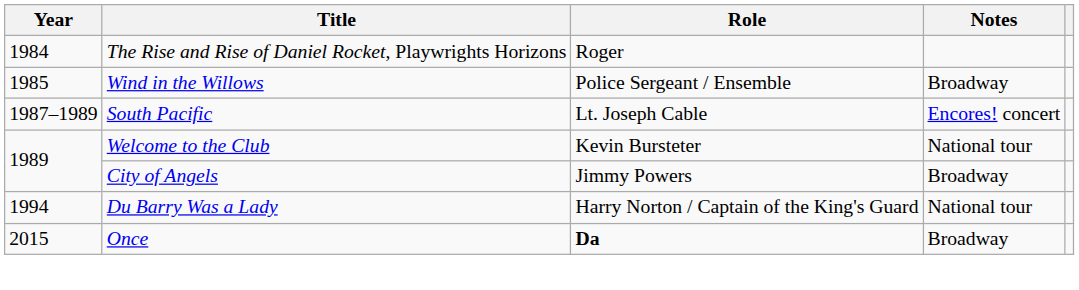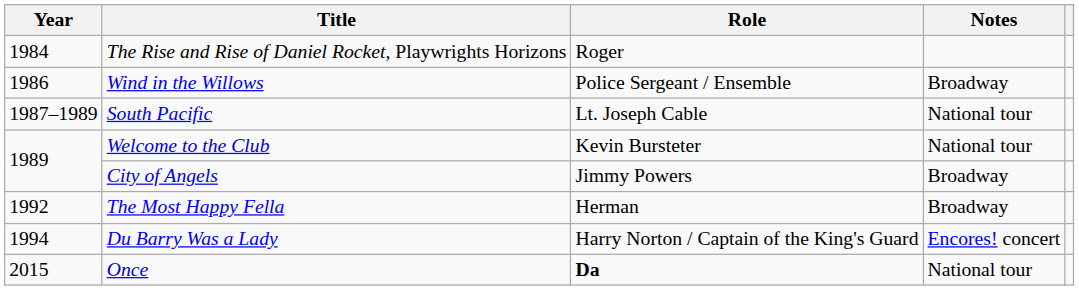(29, 82) 1985 -> (29, 82) 1986
(994, 113) Encores! concert -> (980, 113) National tour
+ row: (196, 207)
(980, 207) National tour -> (994, 238) Encores! concert
(968, 238) Broadway -> (980, 269) National tour
